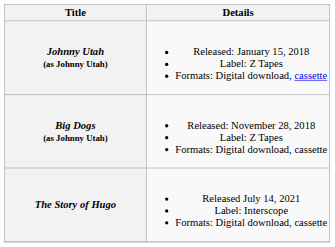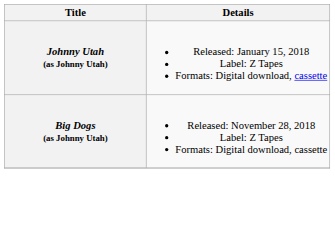- row: (75, 205)
